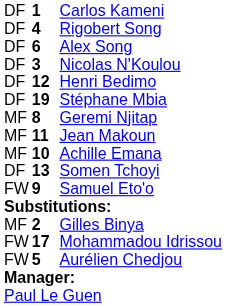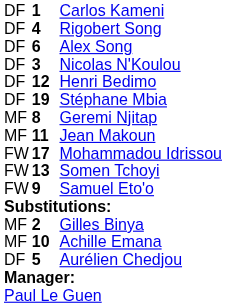rows swapped: (111, 153) <-> (141, 242)
(15, 171) DF -> (16, 171) FW
(16, 260) FW -> (15, 260) DF
